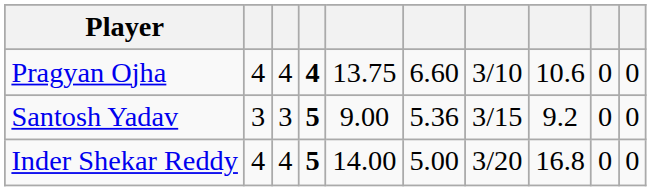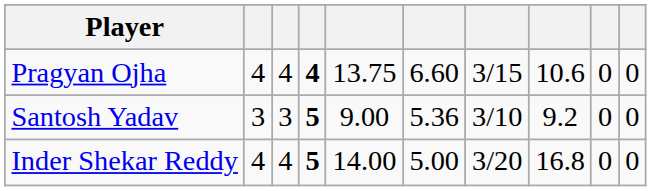(497, 71) 3/10 -> (497, 71) 3/15
(497, 116) 3/15 -> (497, 116) 3/10
